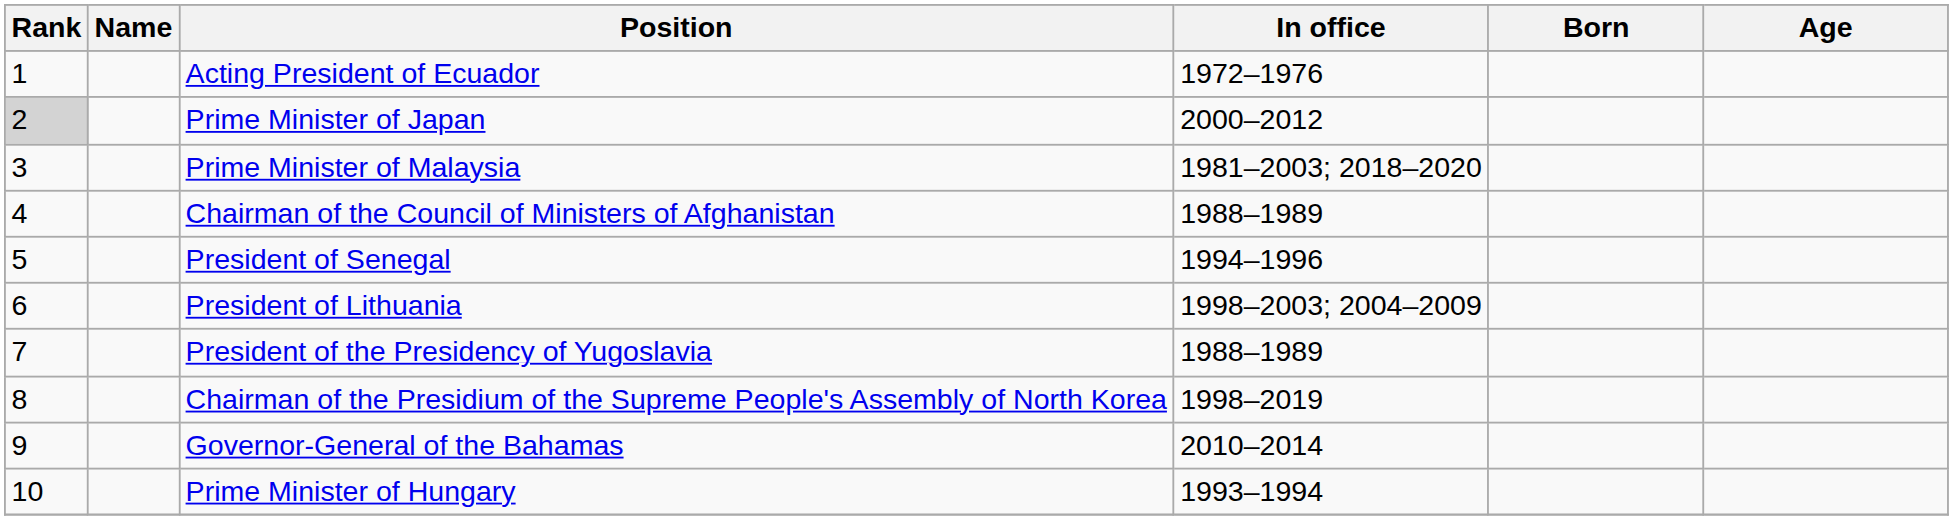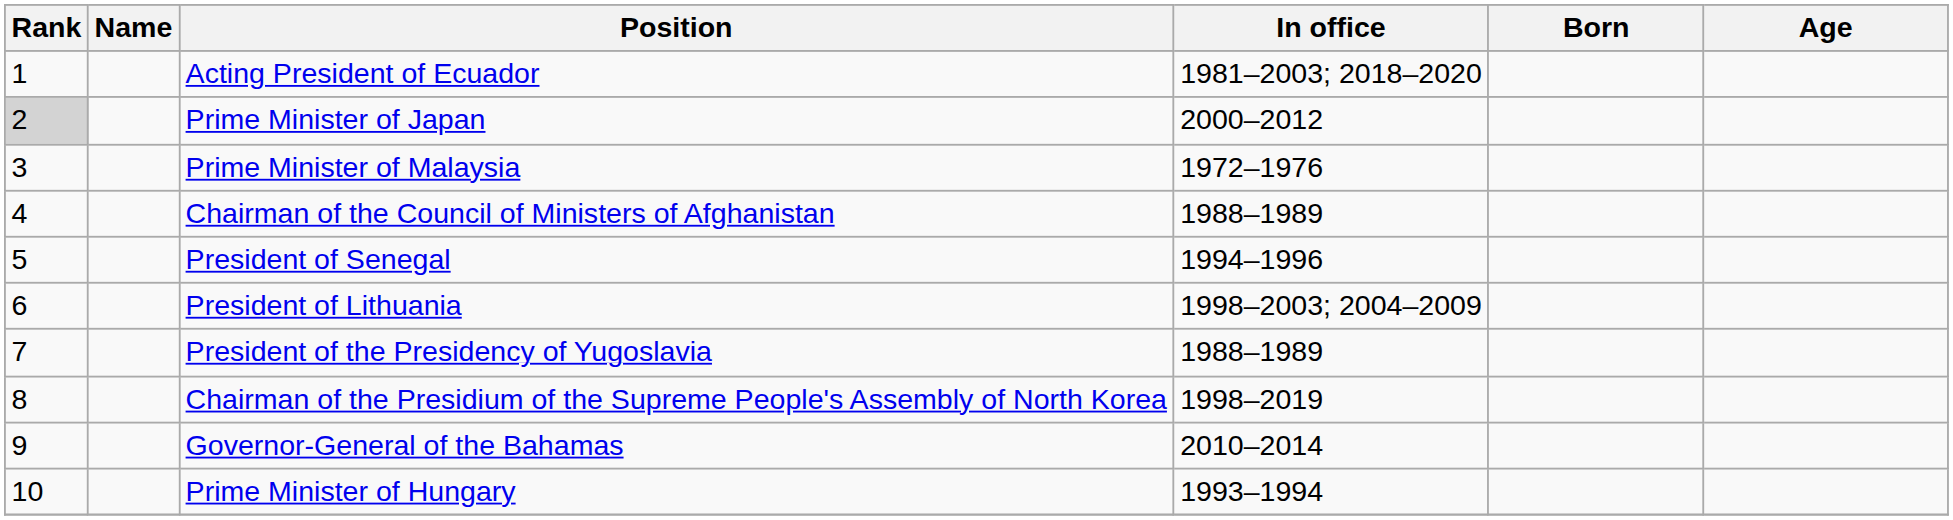(1252, 73) 1972–1976 -> (1331, 73) 1981–2003; 2018–2020
(1331, 166) 1981–2003; 2018–2020 -> (1252, 166) 1972–1976
